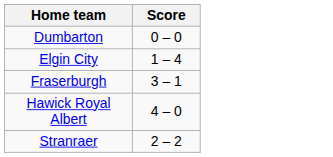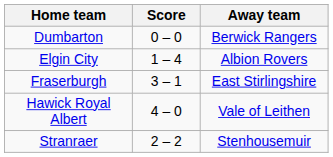+ column: (264, 15)
